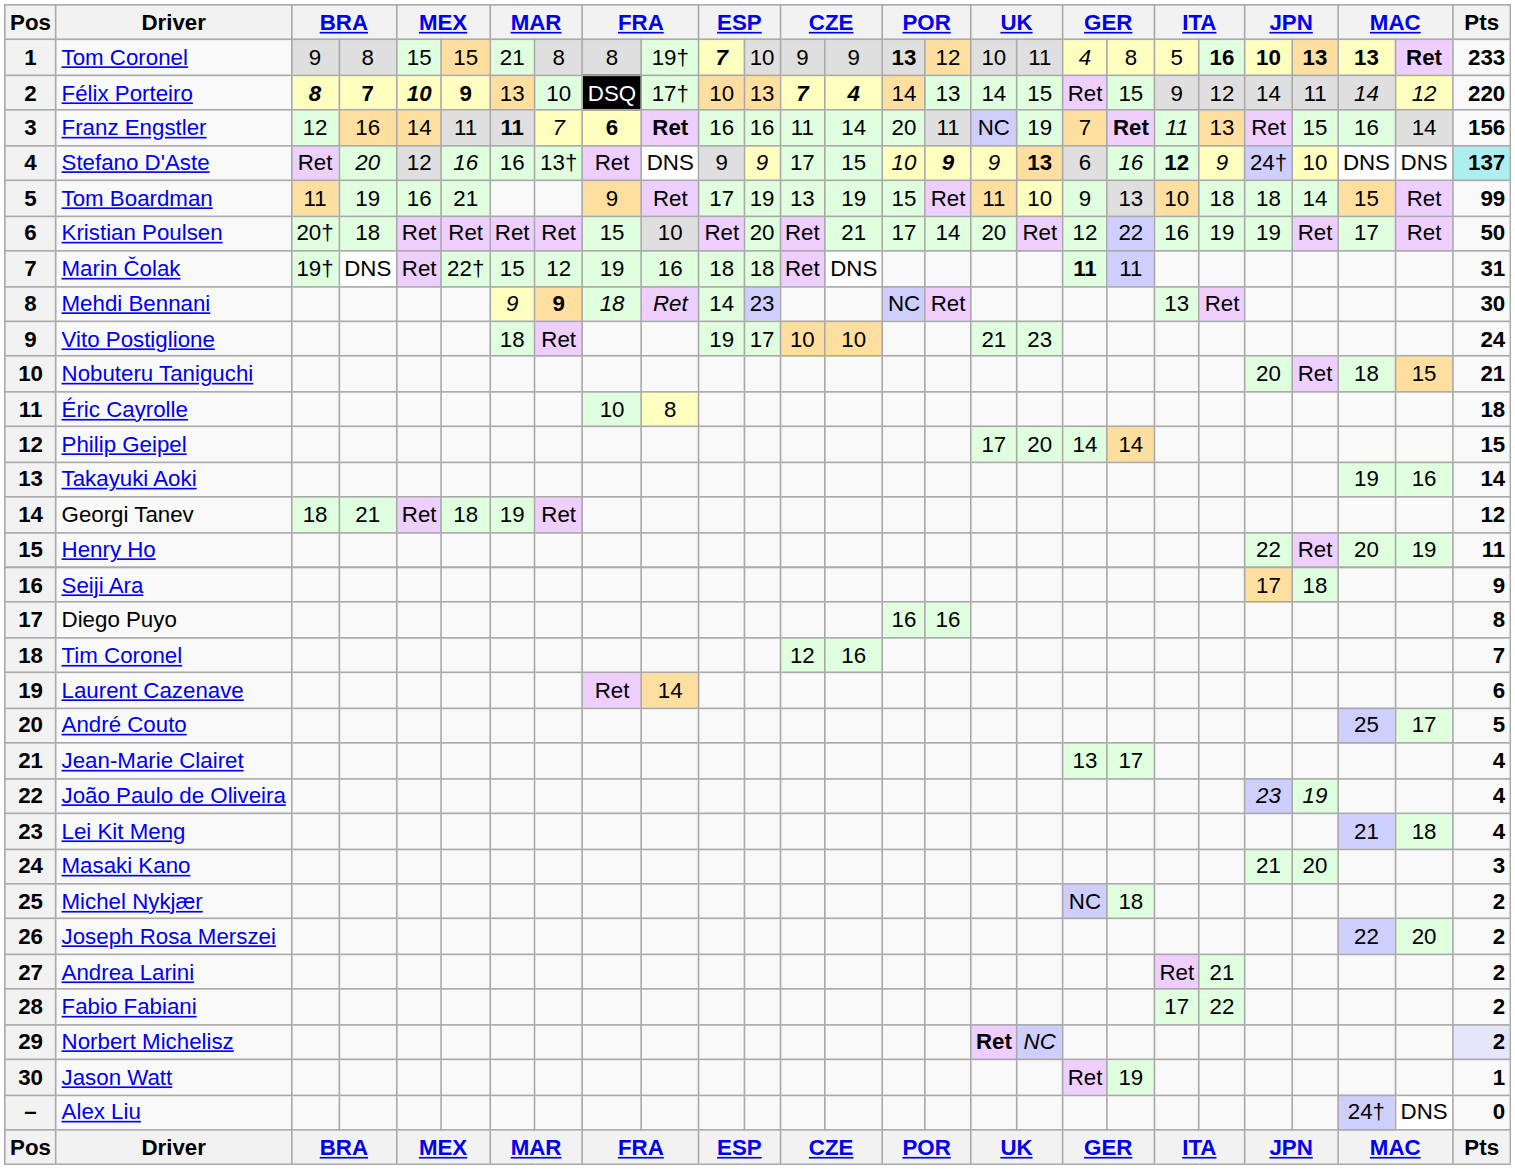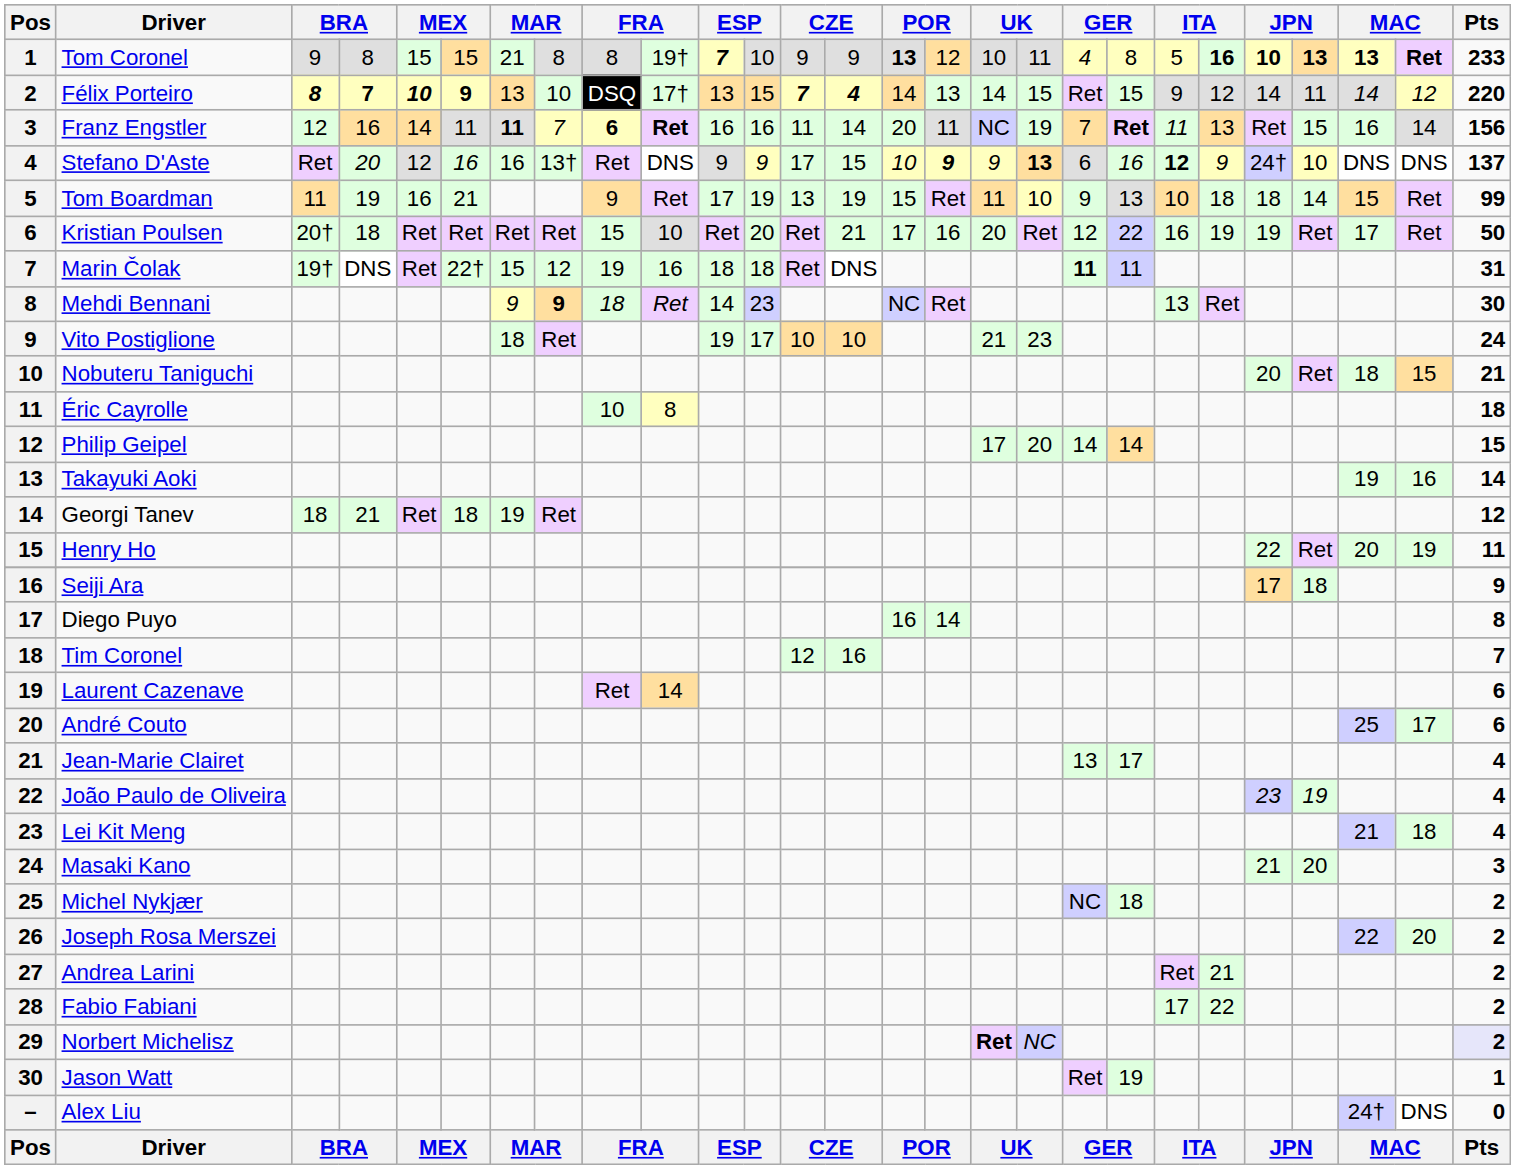(722, 92) 10 -> (722, 92) 13
(762, 92) 13 -> (762, 92) 15
(1487, 163) paleturquoise background -> (1487, 163) no background
(948, 233) 14 -> (948, 233) 16
(948, 620) 16 -> (948, 620) 14
(1499, 725) 5 -> (1499, 725) 6
